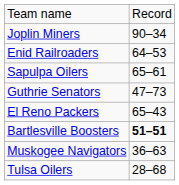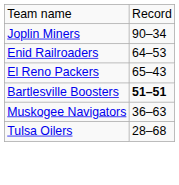- row: (48, 72)
- row: (54, 92)
